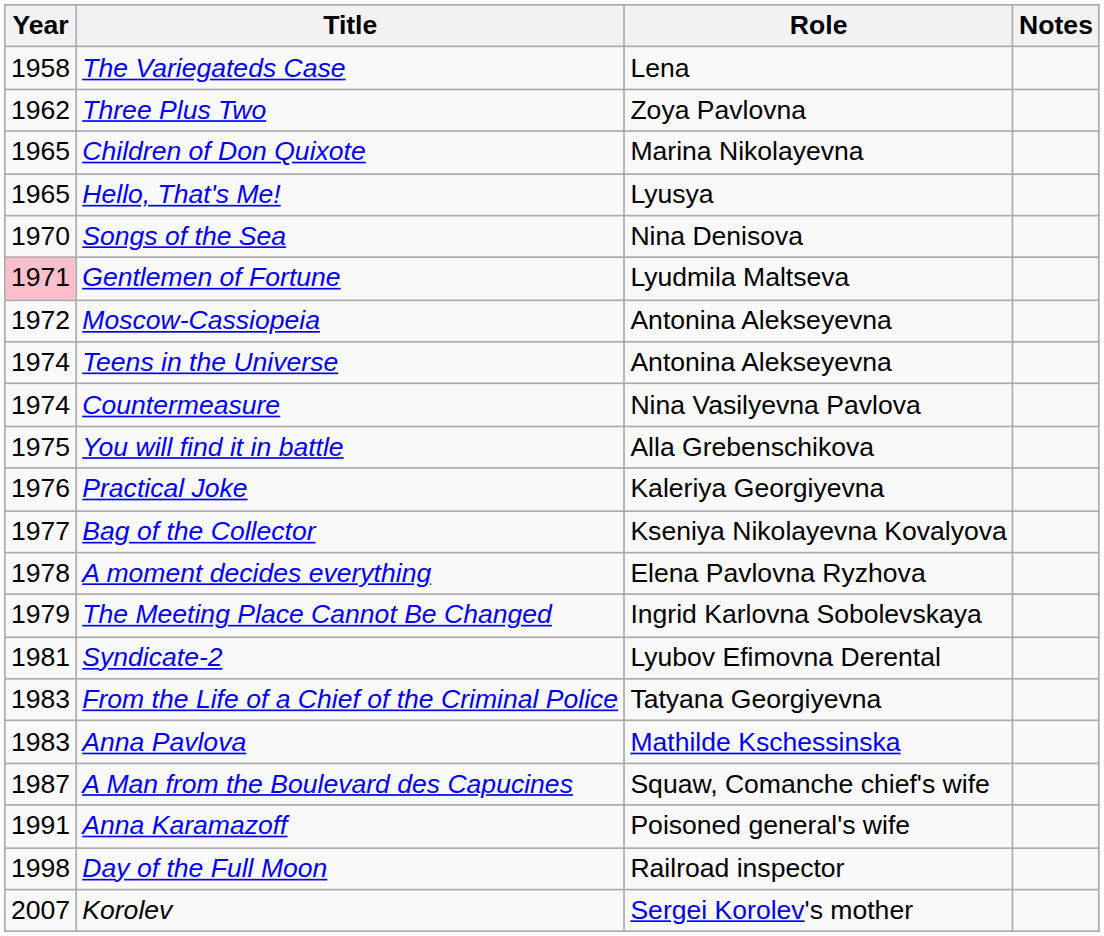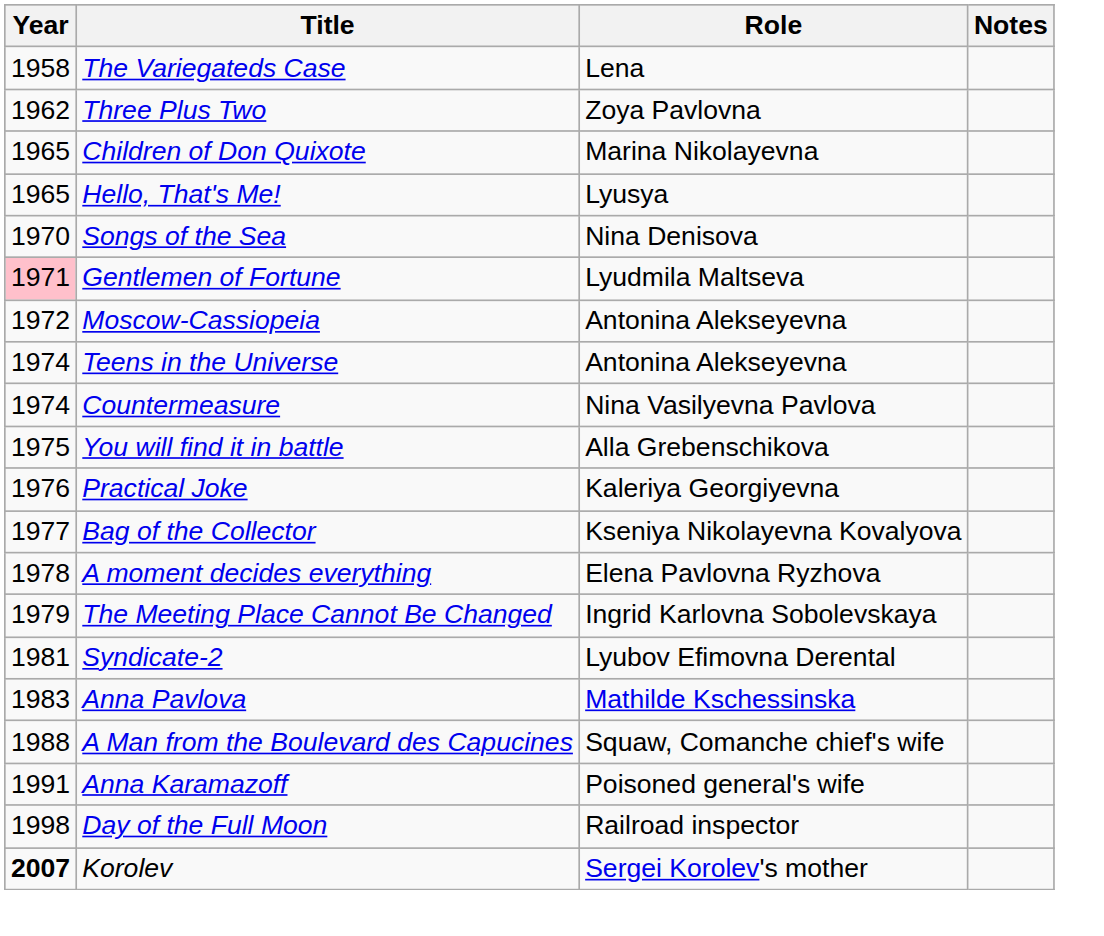- row: (350, 699)
(40, 783) 1987 -> (40, 741) 1988
(40, 910) normal -> (40, 868) bold
